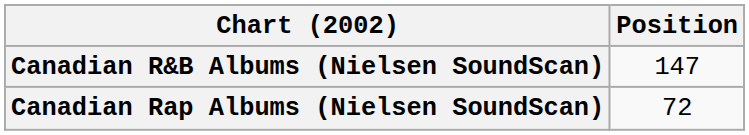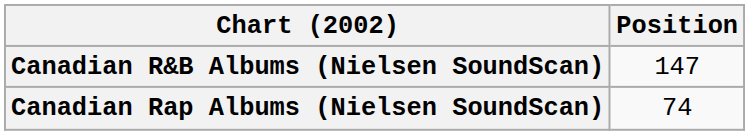(677, 108) 72 -> (677, 108) 74
